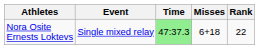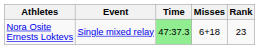(241, 32) 22 -> (241, 32) 23
